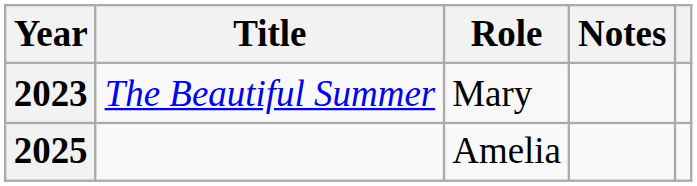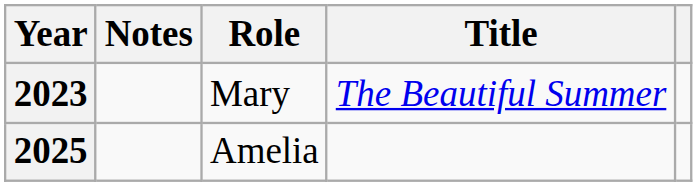columns swapped: (270, 33) <-> (622, 33)
